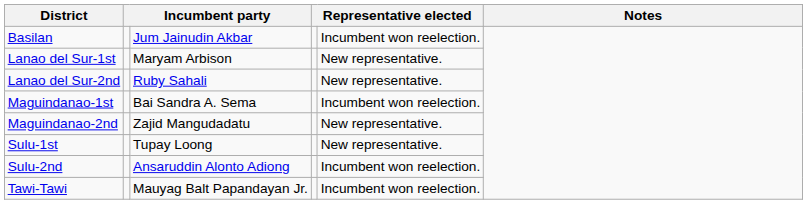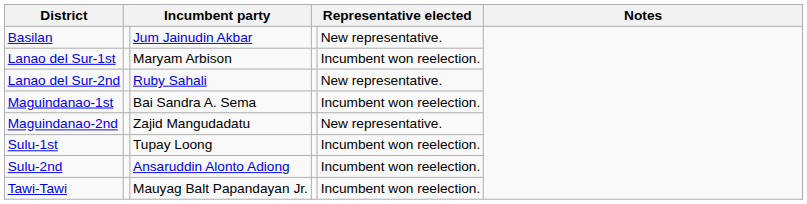(400, 37) Incumbent won reelection. -> (381, 37) New representative.
(381, 59) New representative. -> (400, 59) Incumbent won reelection.
(381, 145) New representative. -> (400, 145) Incumbent won reelection.
